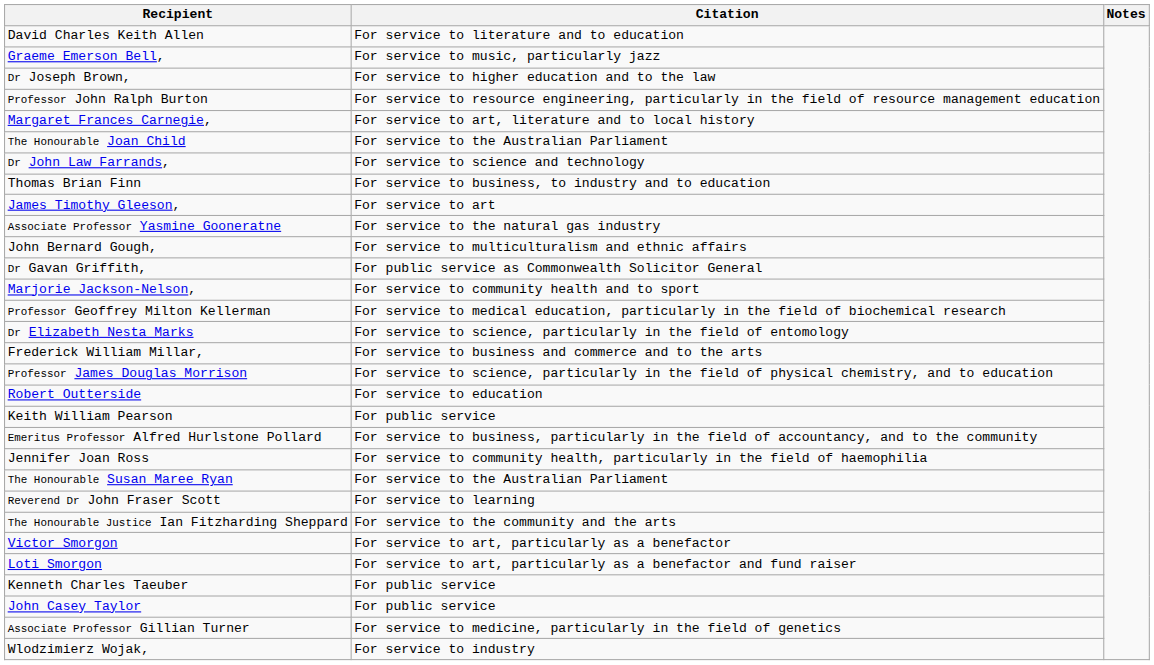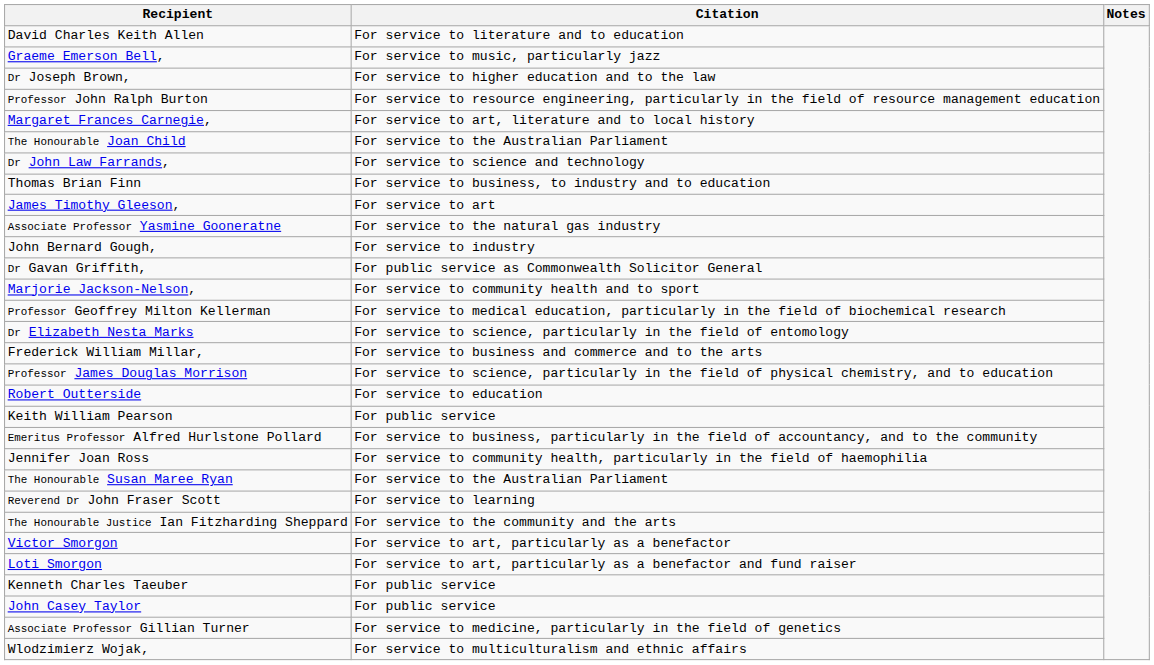(550, 248) For service to multiculturalism and ethnic affairs -> (444, 248) For service to industry
(444, 649) For service to industry -> (550, 649) For service to multiculturalism and ethnic affairs
